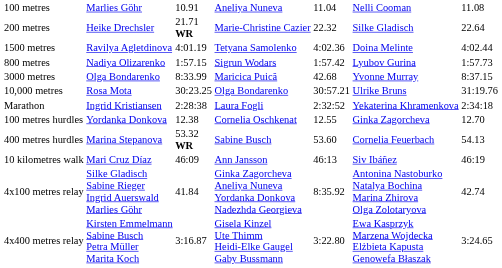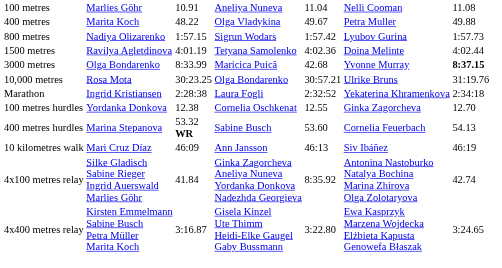- row: (27, 28)
+ row: (27, 22)
rows swapped: (27, 62) <-> (30, 48)
(477, 76) normal -> (468, 65) bold
